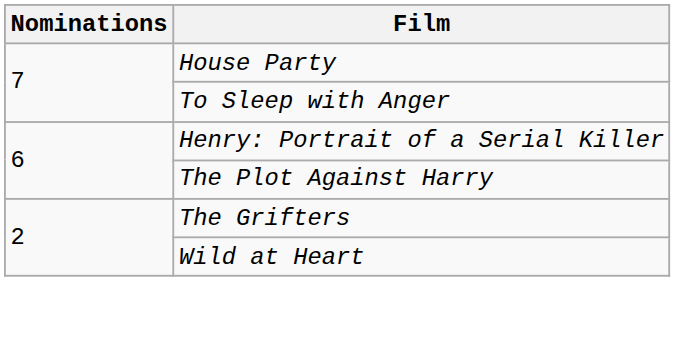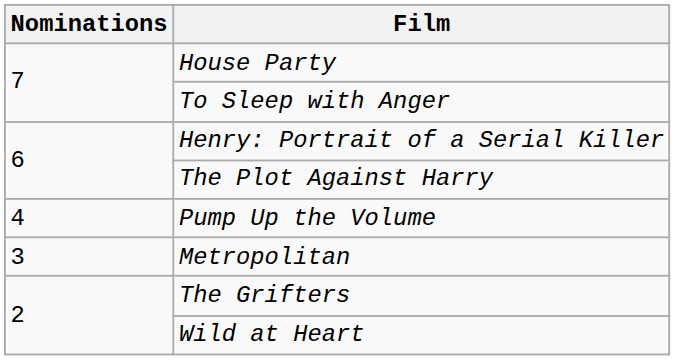+ row: (307, 218)
+ row: (265, 257)
